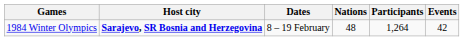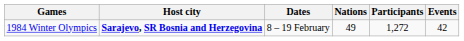(351, 28) 48 -> (351, 28) 49
(397, 28) 1,264 -> (397, 28) 1,272
